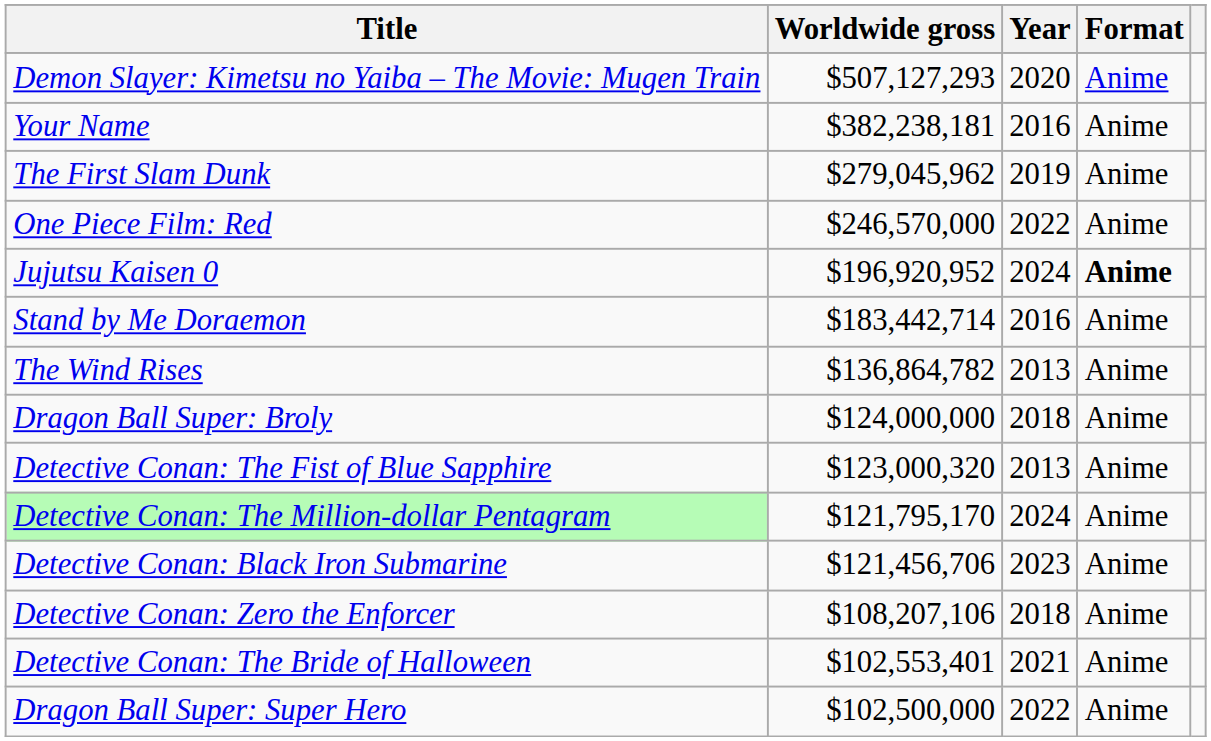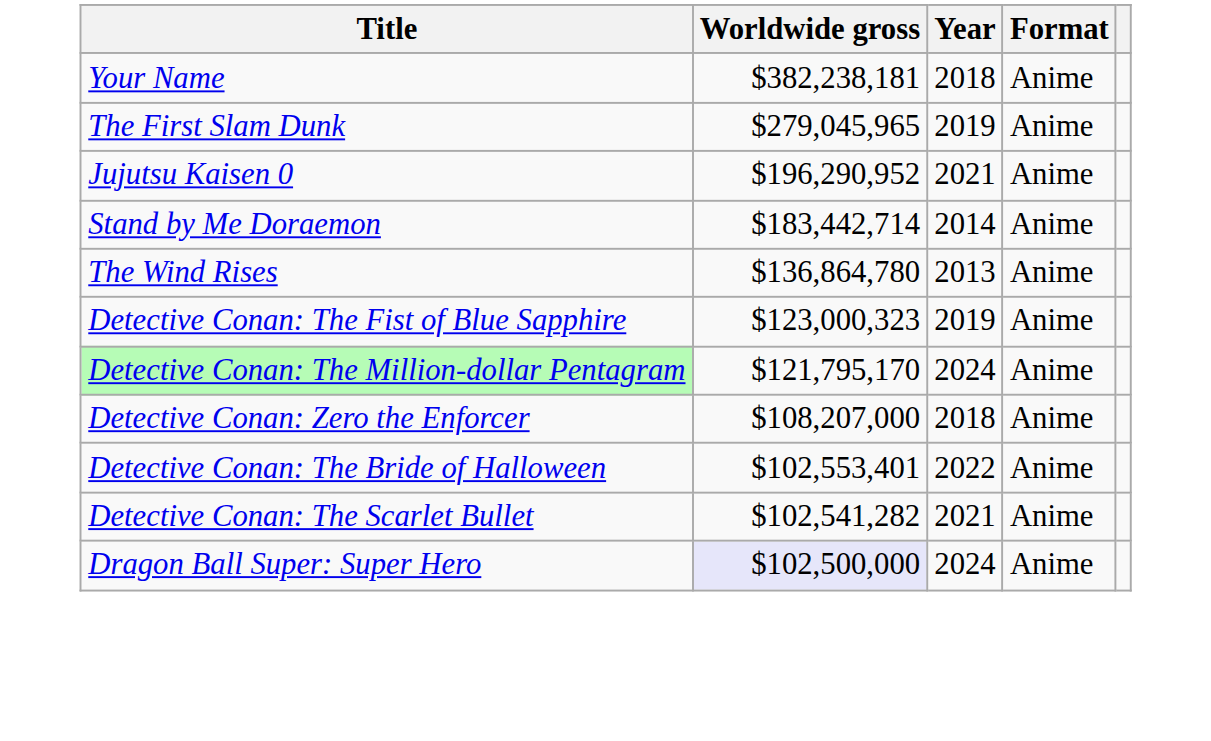- row: (387, 77)
(1040, 126) 2016 -> (965, 77) 2018
(911, 175) $279,045,962 -> (836, 126) $279,045,965
- row: (143, 223)
(911, 272) $196,920,952 -> (836, 175) $196,290,952
(1040, 272) 2024 -> (965, 175) 2021
(1128, 272) bold -> (1052, 175) normal
(1040, 321) 2016 -> (965, 223) 2014
(911, 369) $136,864,782 -> (836, 272) $136,864,780
- row: (173, 418)
(911, 467) $123,000,320 -> (836, 321) $123,000,323
(1040, 467) 2013 -> (965, 321) 2019
- row: (260, 564)
(911, 613) $108,207,106 -> (836, 418) $108,207,000
(1040, 662) 2021 -> (965, 467) 2022
+ row: (311, 516)
(911, 710) no background -> (836, 564) lavender background
(1040, 710) 2022 -> (965, 564) 2024
